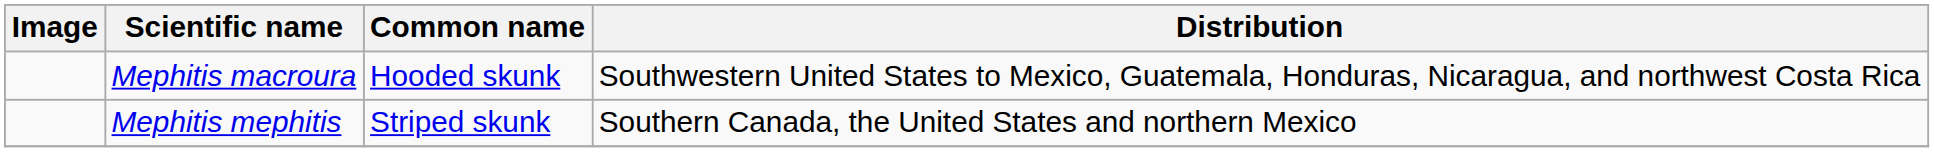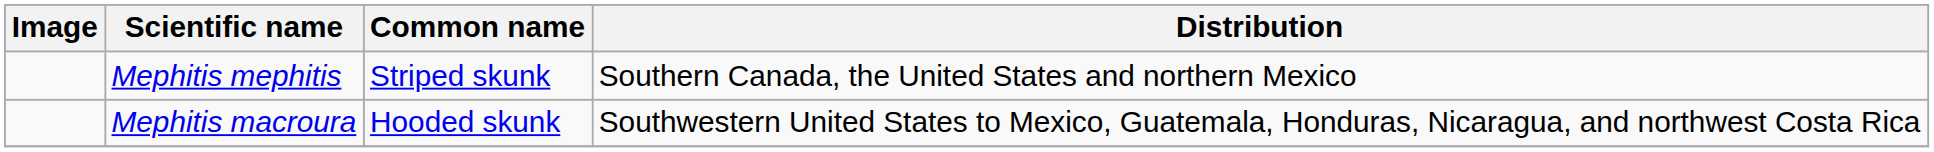rows swapped: (226, 122) <-> (234, 75)
